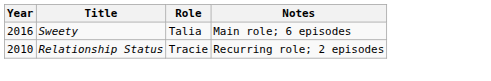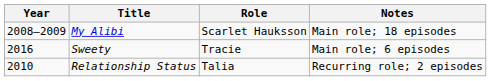+ row: (98, 31)
(185, 31) Talia -> (221, 49) Tracie
(188, 49) Tracie -> (218, 67) Talia
